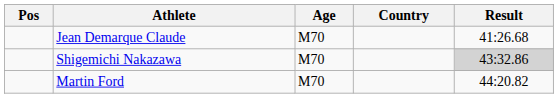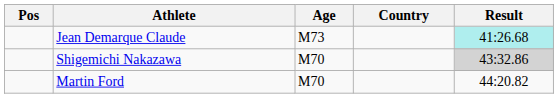(311, 37) M70 -> (311, 37) M73
(504, 37) no background -> (504, 37) paleturquoise background
